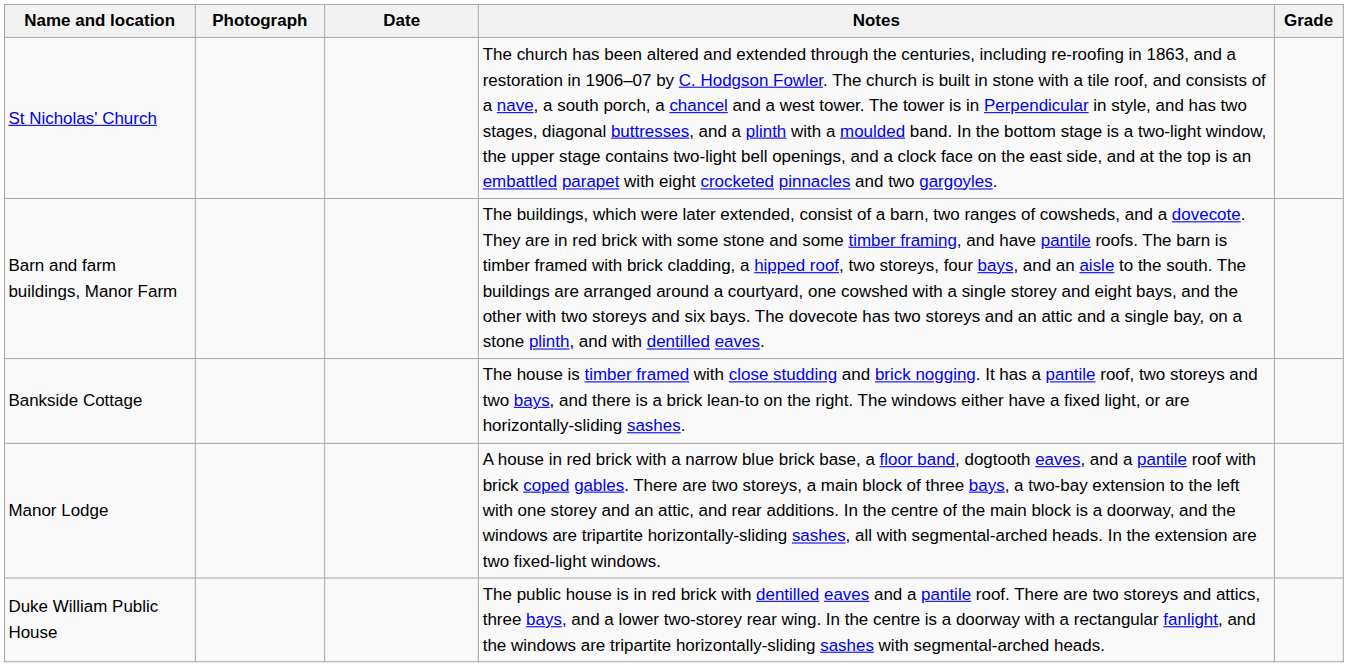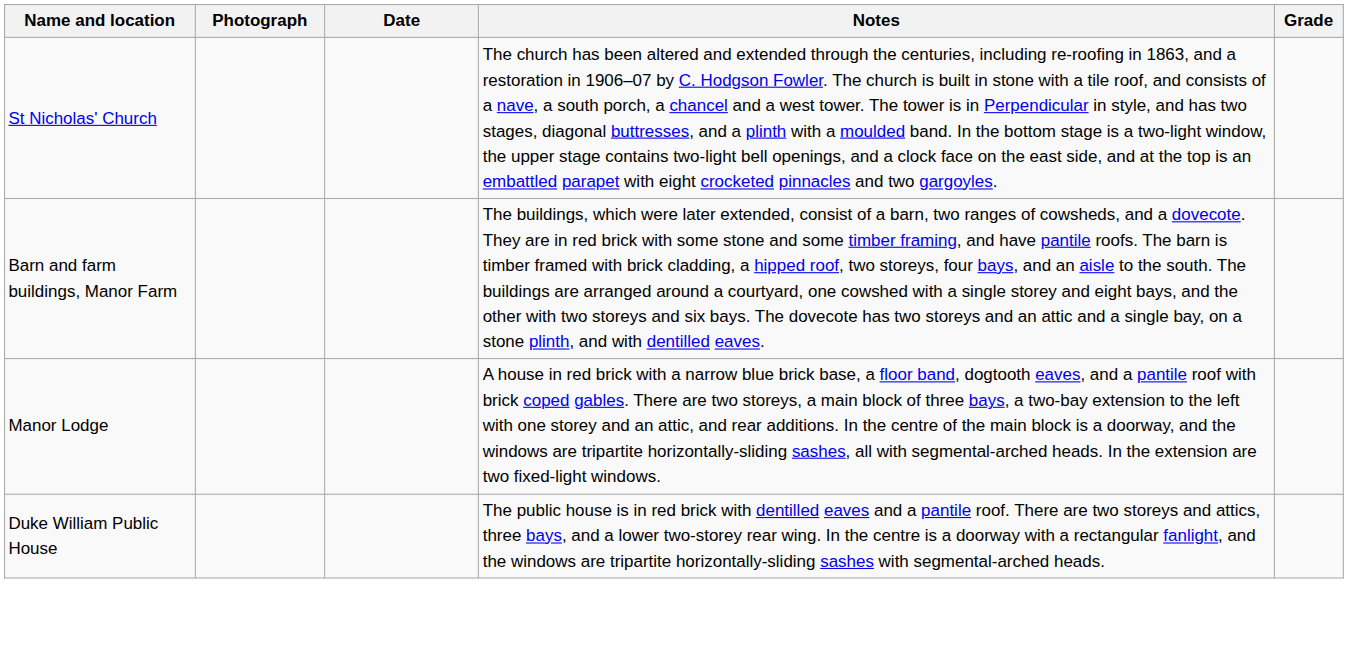- row: (75, 400)
